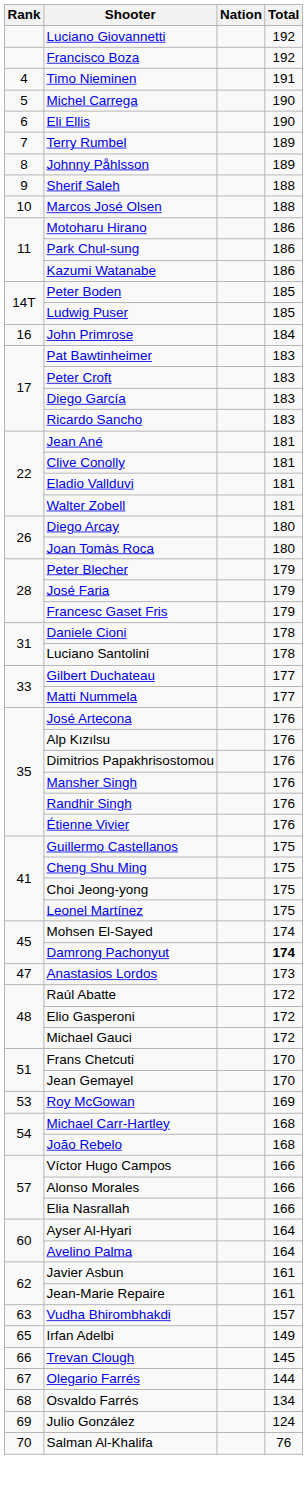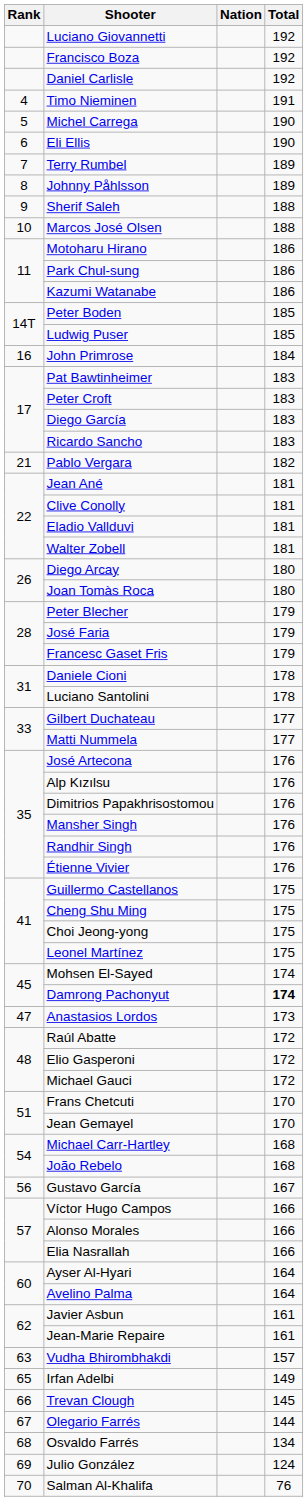+ row: (90, 79)
+ row: (89, 462)
- row: (91, 1102)
+ row: (94, 1187)
